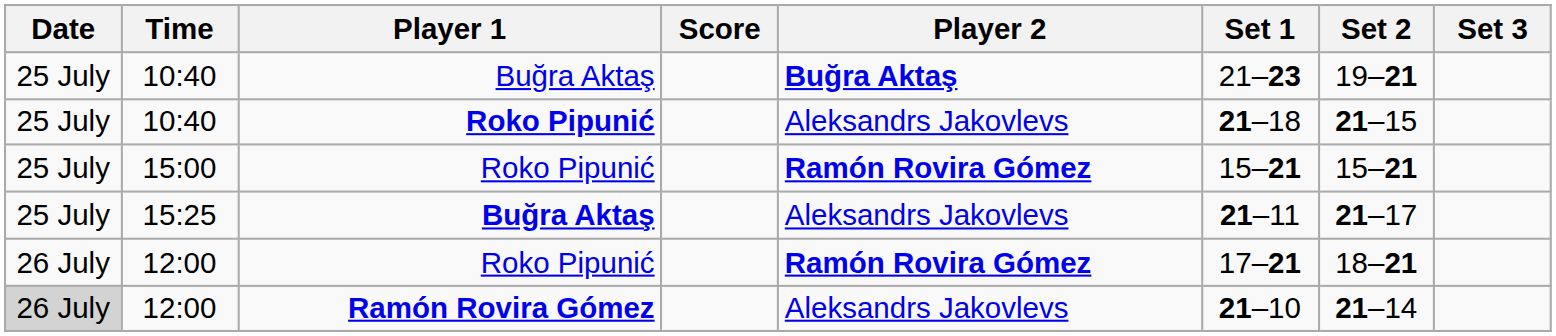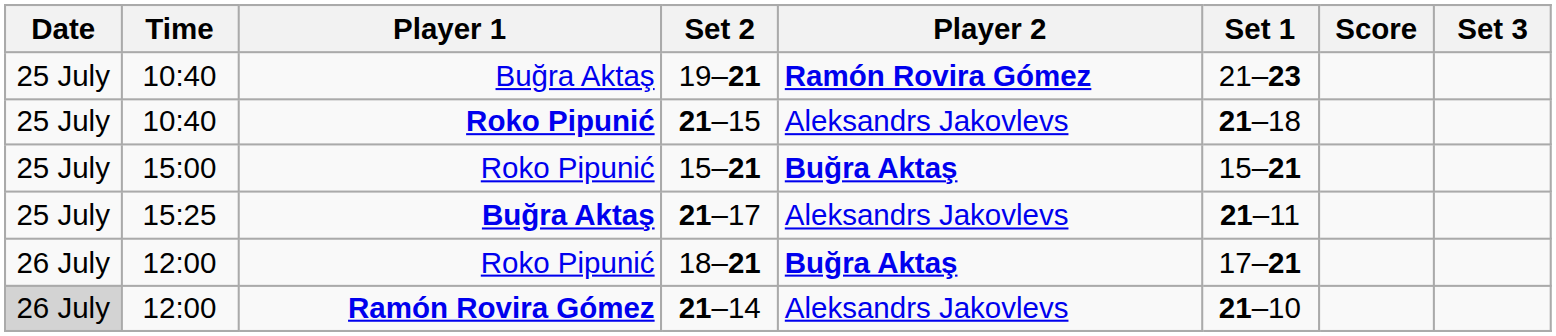columns swapped: (720, 29) <-> (1376, 29)
(871, 75) Buğra Aktaş -> (938, 75) Ramón Rovira Gómez
(938, 169) Ramón Rovira Gómez -> (871, 169) Buğra Aktaş
(938, 262) Ramón Rovira Gómez -> (871, 262) Buğra Aktaş
